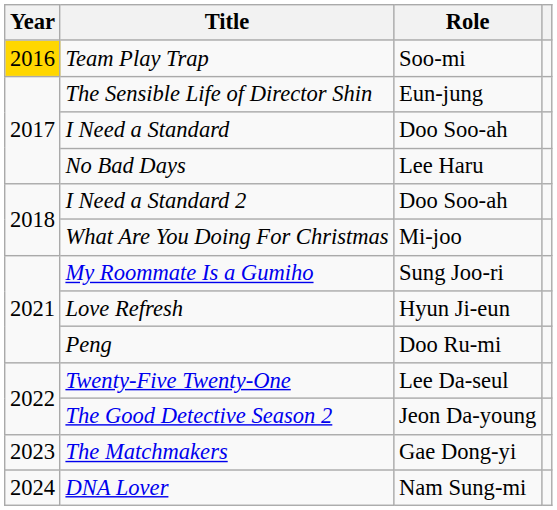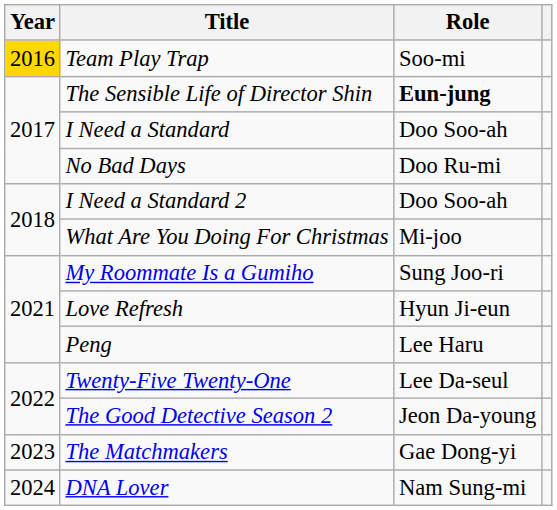(441, 93) normal -> (445, 93) bold
(441, 165) Lee Haru -> (450, 165) Doo Ru-mi
(450, 344) Doo Ru-mi -> (441, 344) Lee Haru
